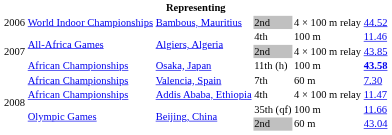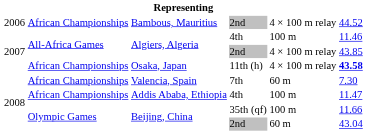(90, 22) World Indoor Championships -> (78, 22) African Championships
(307, 66) 100 m -> (303, 66) 4 × 100 m relay
(328, 95) 4 × 100 m relay -> (283, 95) 100 m
